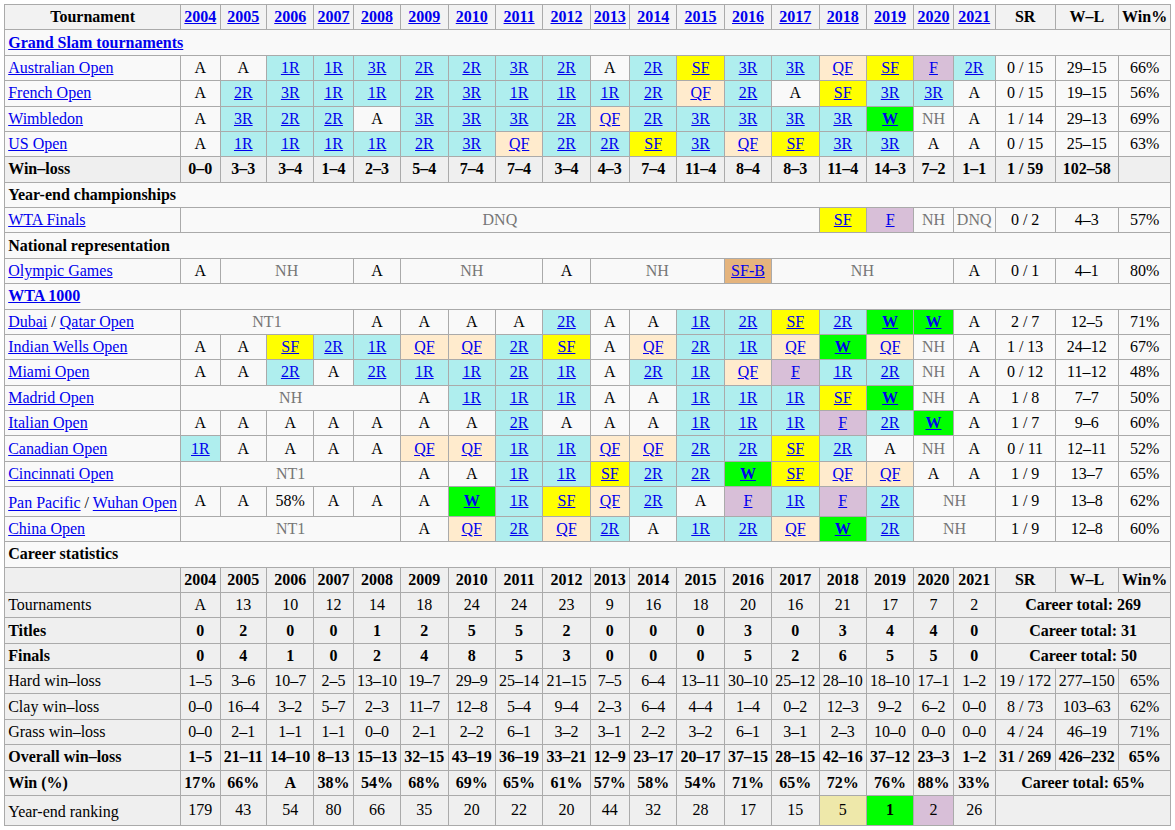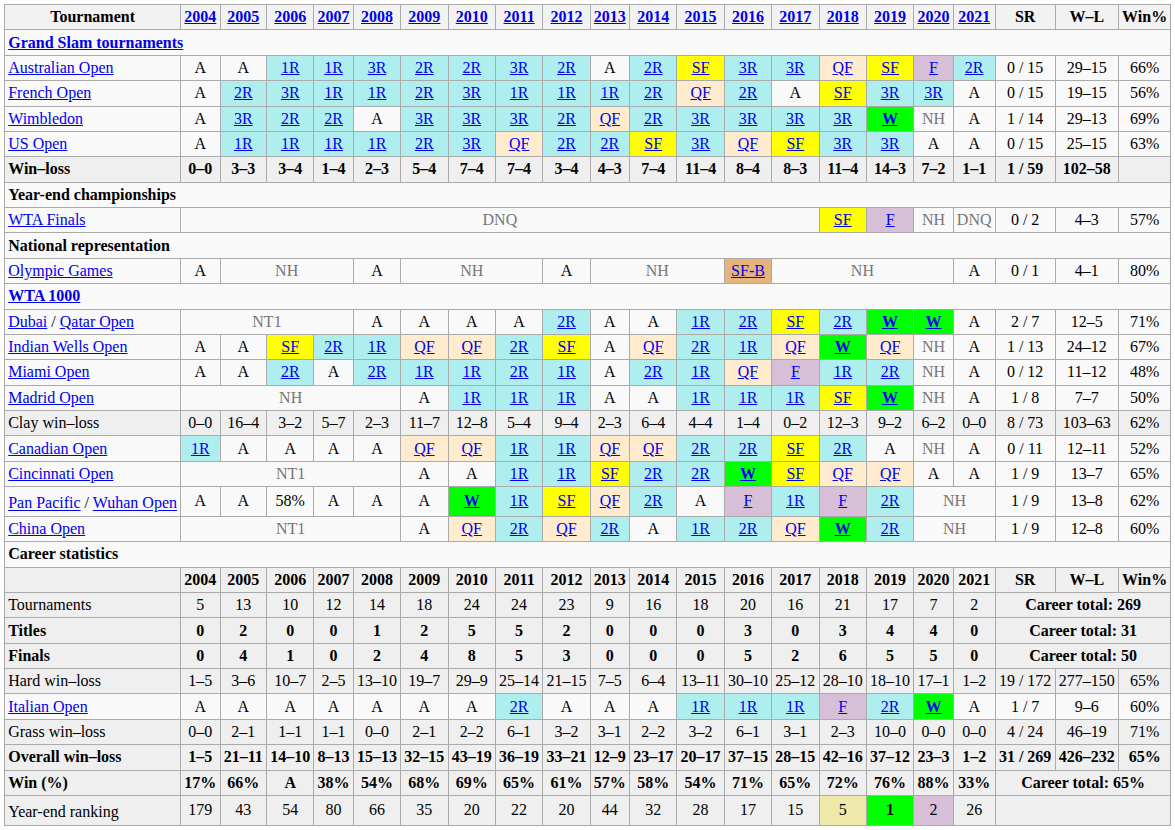rows swapped: (48, 423) <-> (54, 706)
(200, 605) A -> (200, 605) 5
